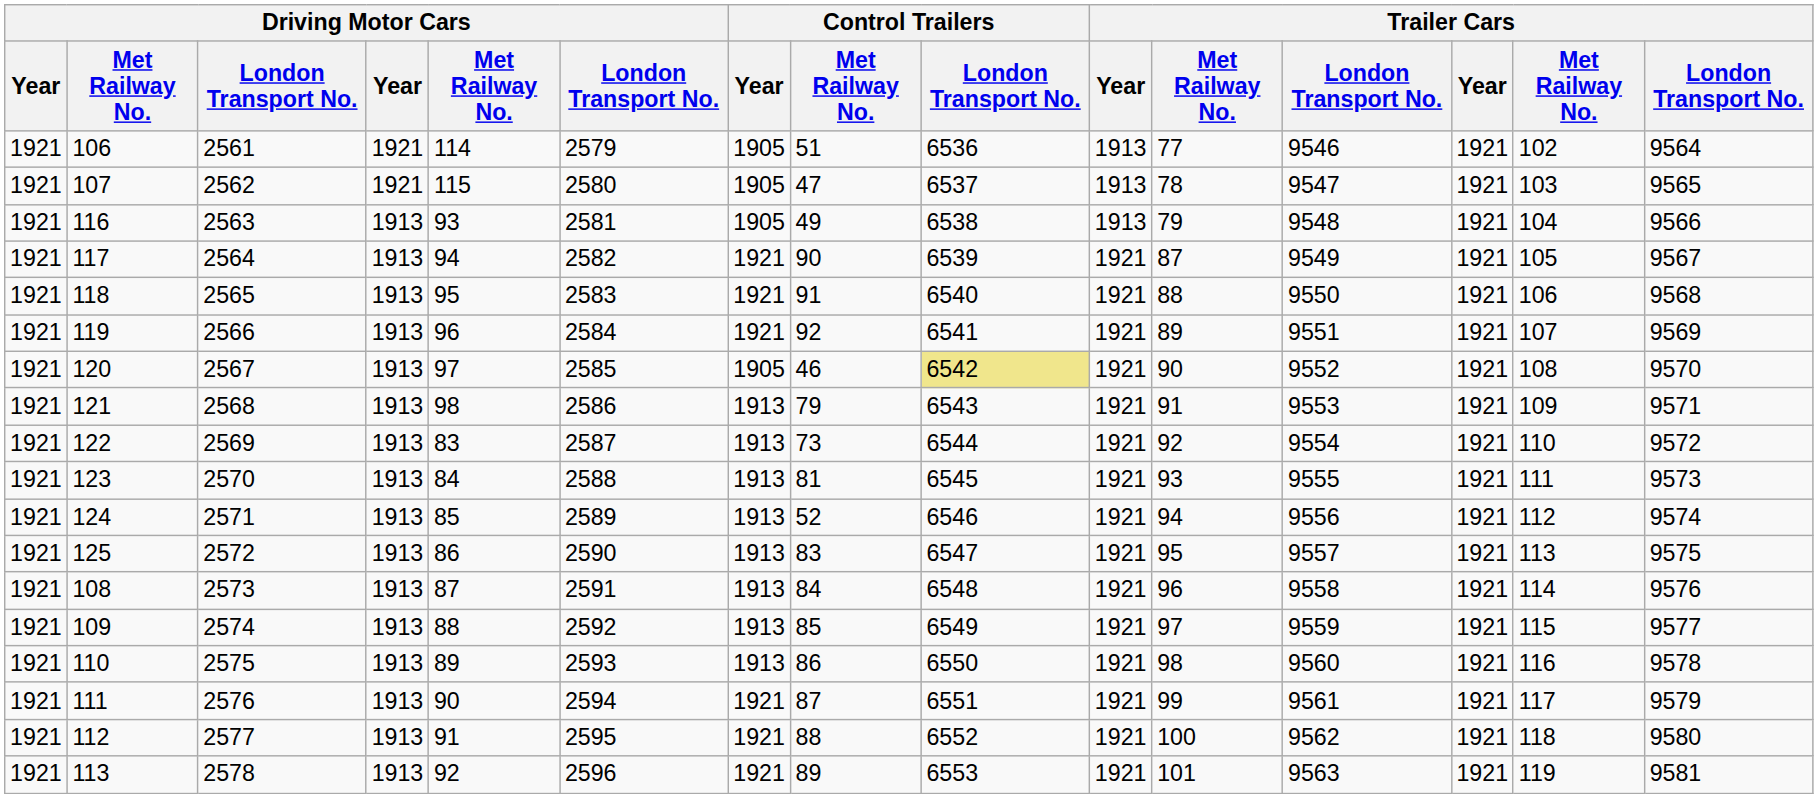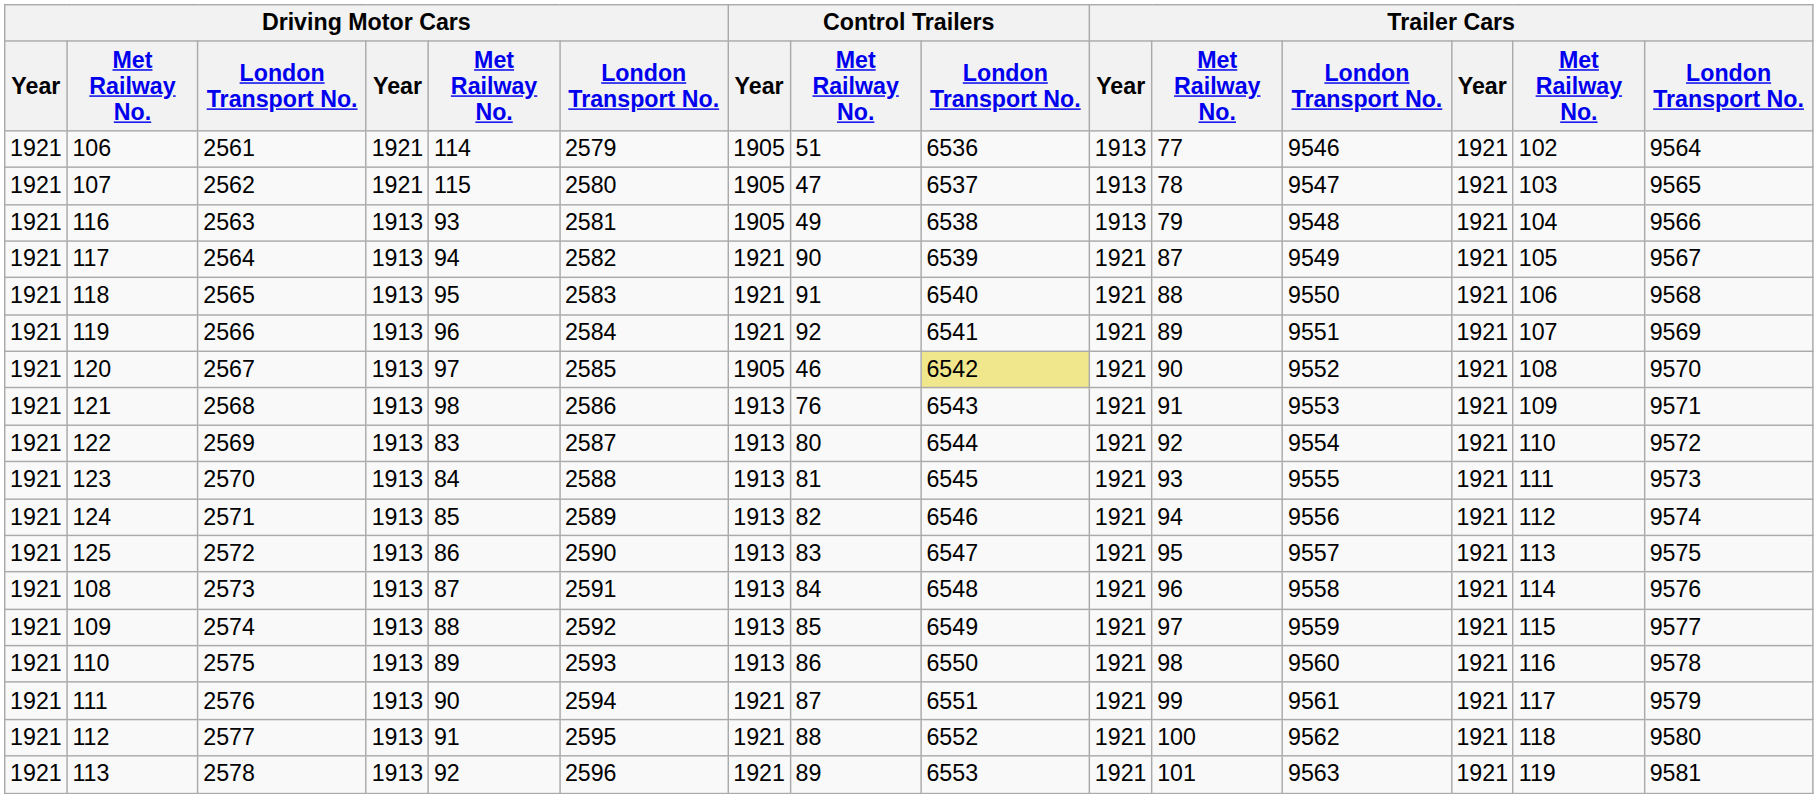(808, 406) 79 -> (808, 406) 76
(808, 443) 73 -> (808, 443) 80
(808, 516) 52 -> (808, 516) 82
